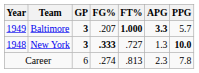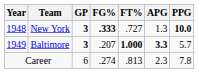rows swapped: (50, 44) <-> (50, 28)
